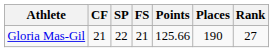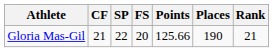(142, 36) 21 -> (142, 36) 20
(251, 36) 27 -> (251, 36) 21
